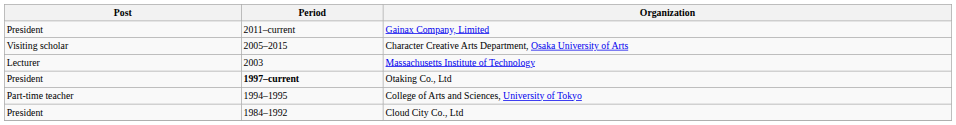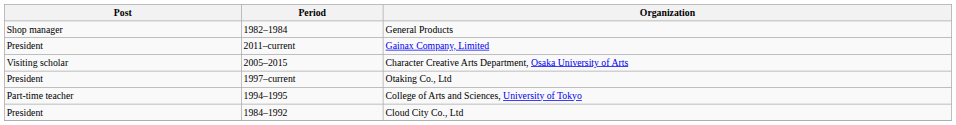+ row: (419, 29)
- row: (460, 62)
(271, 79) bold -> (270, 79) normal
